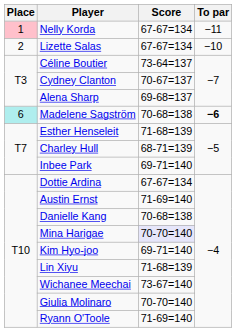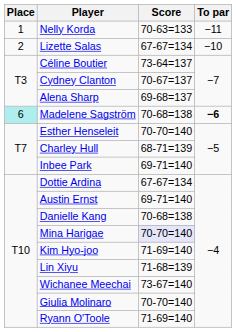(21, 30) pink background -> (21, 30) no background
(166, 30) 67-67=134 -> (166, 30) 70-63=133
(166, 132) 71-68=139 -> (166, 132) 70-70=140
(166, 200) 71-69=140 -> (166, 200) 69-71=140
(166, 251) 69-71=140 -> (166, 251) 71-69=140
